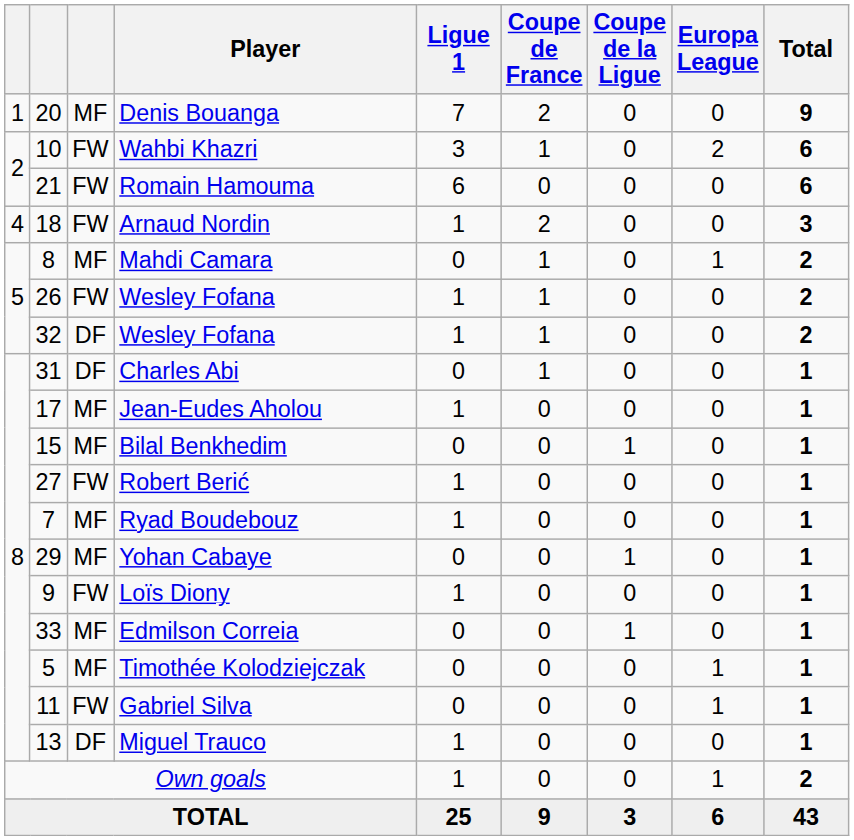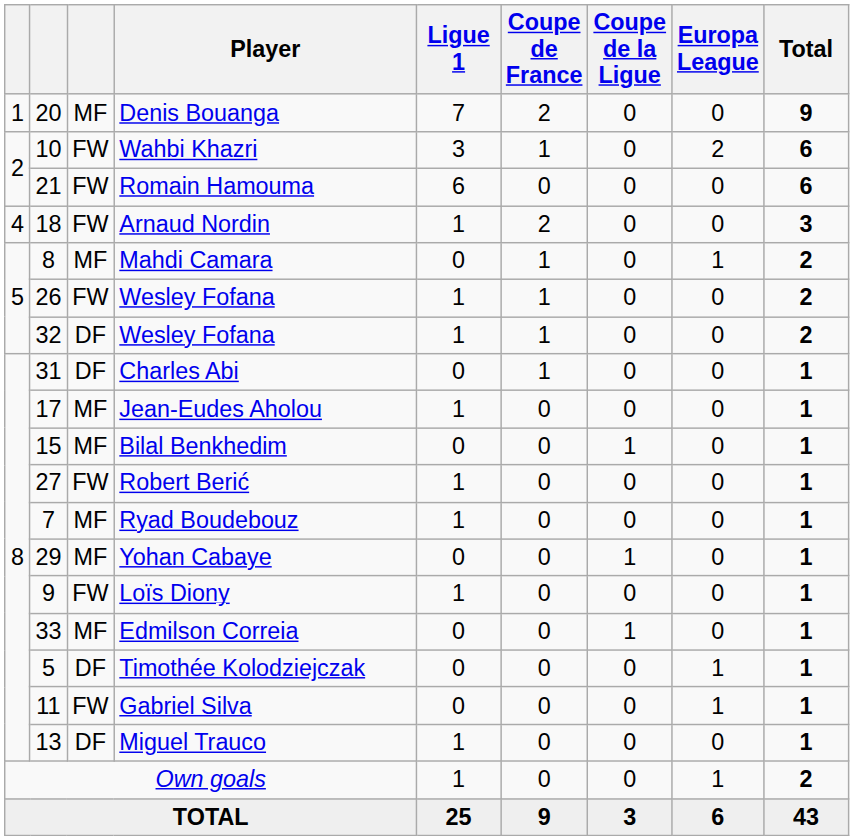(90, 668) MF -> (90, 668) DF
